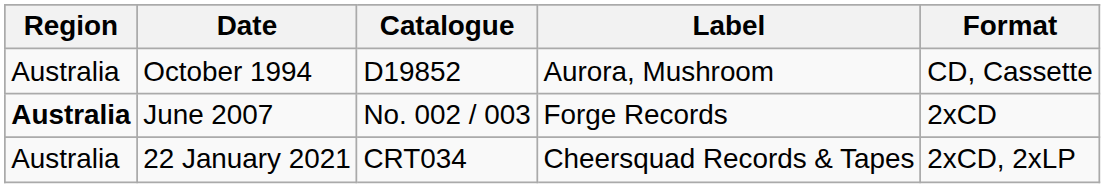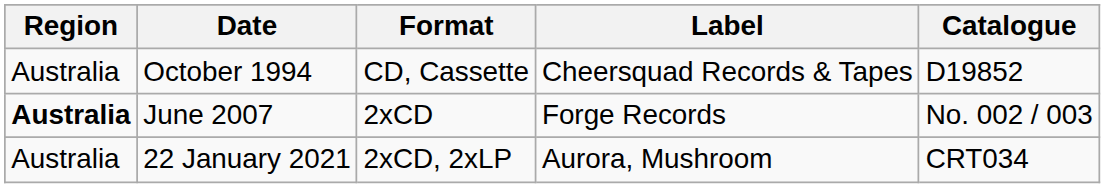columns swapped: (1010, 26) <-> (447, 26)
(659, 70) Aurora, Mushroom -> (727, 70) Cheersquad Records & Tapes
(729, 159) Cheersquad Records & Tapes -> (657, 159) Aurora, Mushroom
